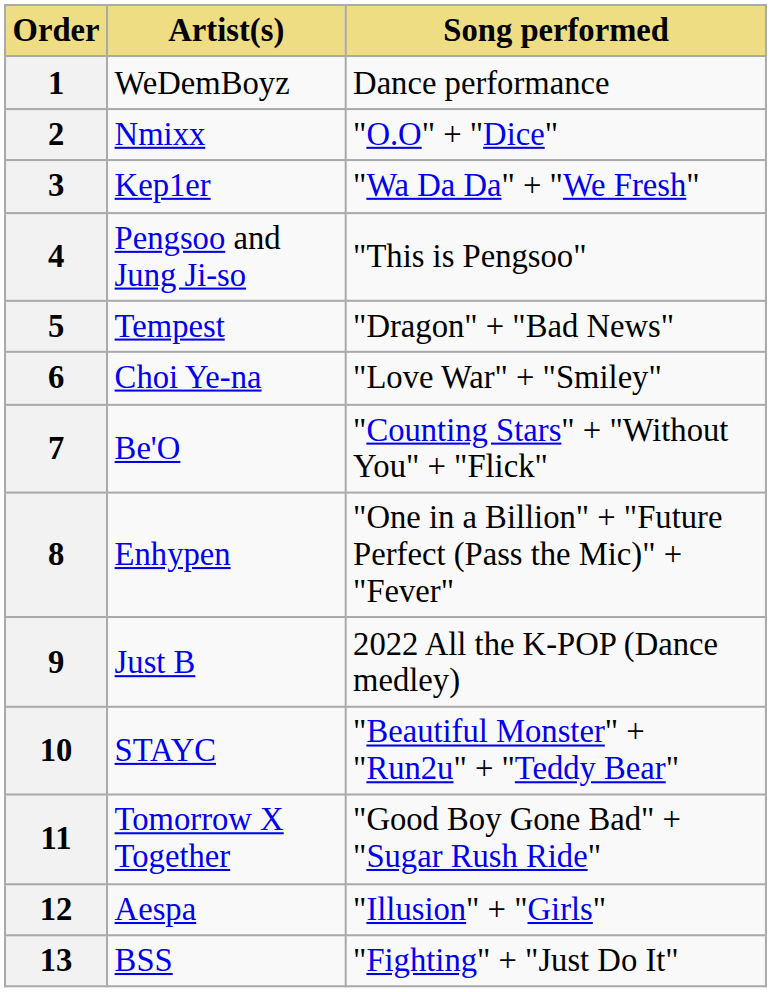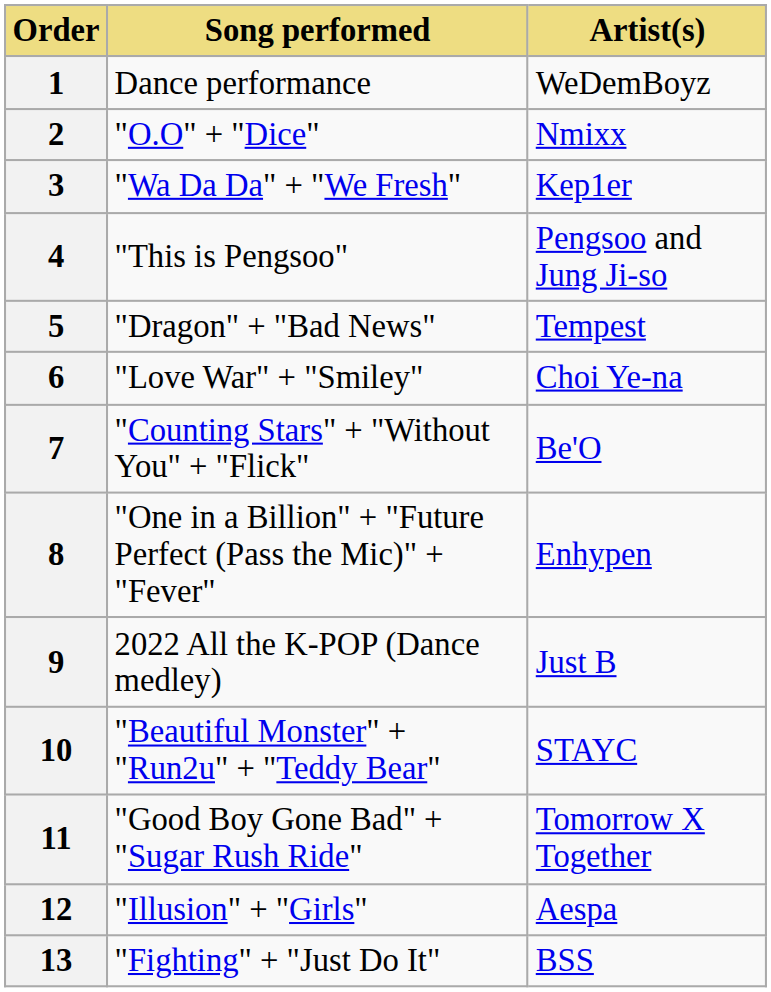columns swapped: (226, 30) <-> (556, 30)
